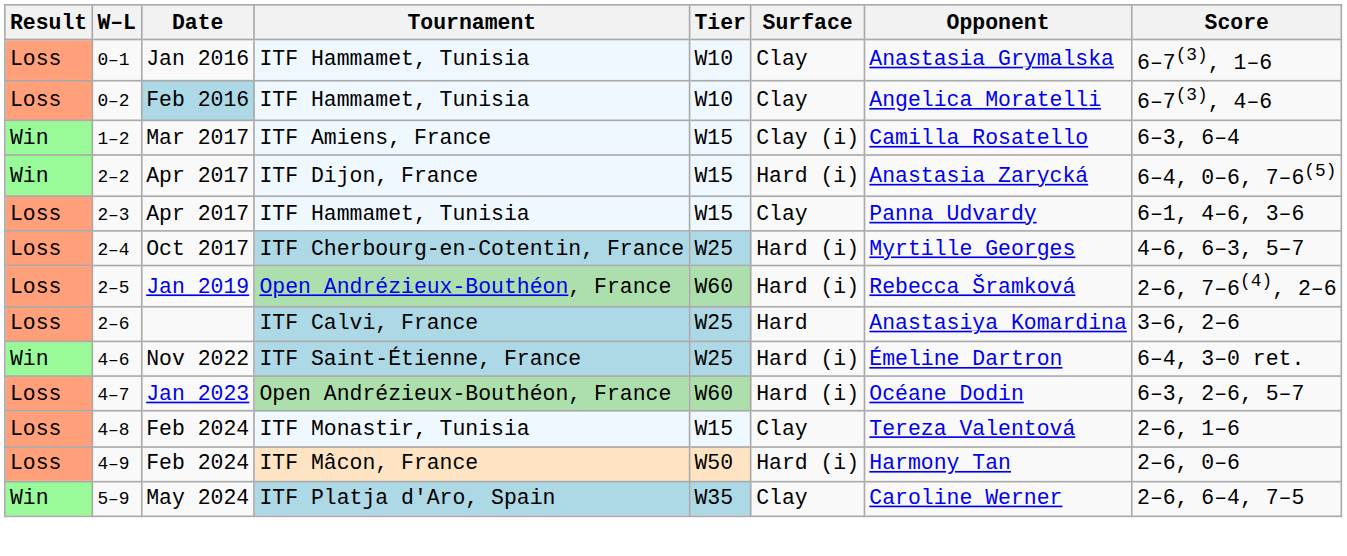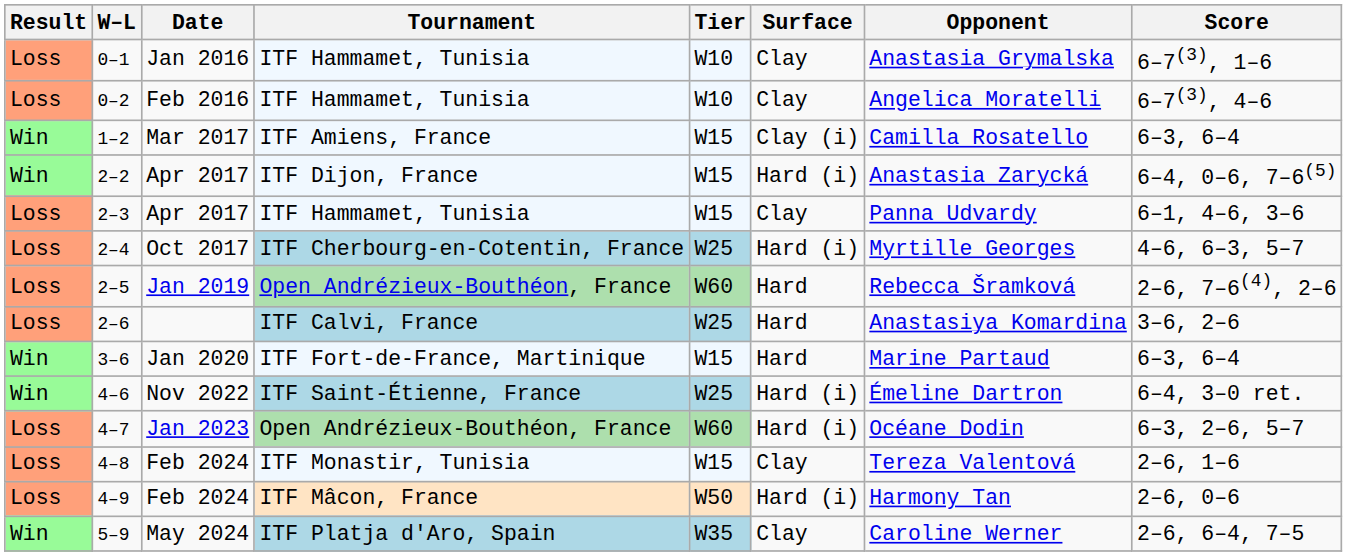(198, 100) lightblue background -> (198, 100) no background
(808, 286) Hard (i) -> (782, 286) Hard
+ row: (113, 360)
